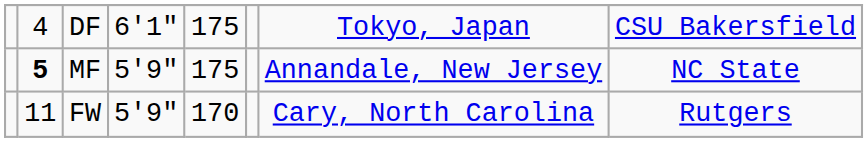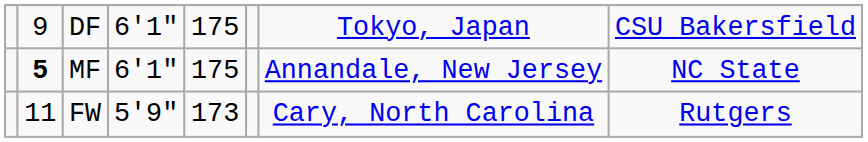(40, 27) 4 -> (40, 27) 9
(146, 70) 5'9" -> (146, 70) 6'1"
(215, 114) 170 -> (215, 114) 173
